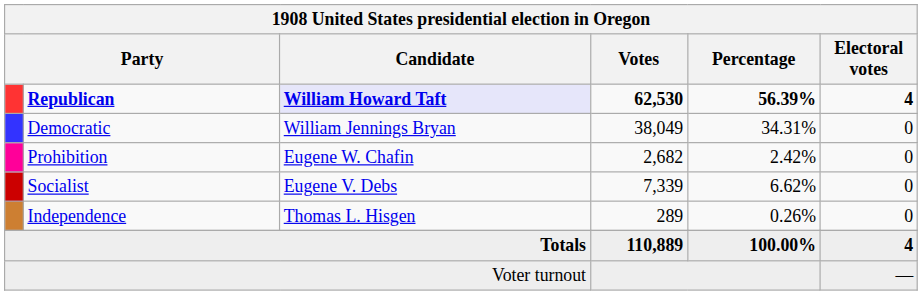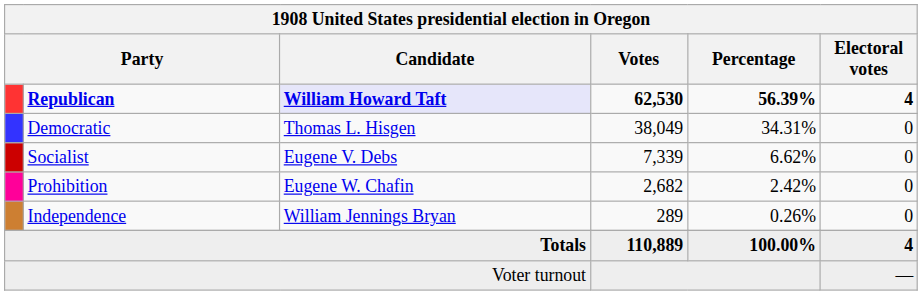(370, 128) William Jennings Bryan -> (350, 128) Thomas L. Hisgen
rows swapped: (58, 187) <-> (67, 157)
(350, 216) Thomas L. Hisgen -> (370, 216) William Jennings Bryan
